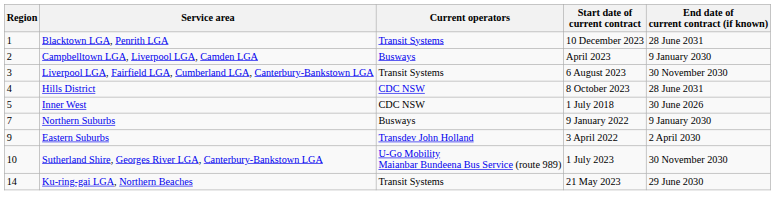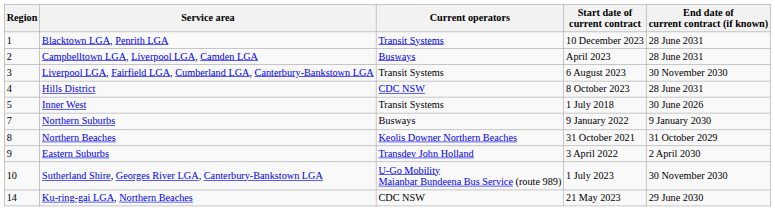(680, 56) 9 January 2030 -> (676, 56) 28 June 2031
(402, 105) CDC NSW -> (411, 105) Transit Systems
+ row: (79, 137)
(411, 181) Transit Systems -> (402, 198) CDC NSW
